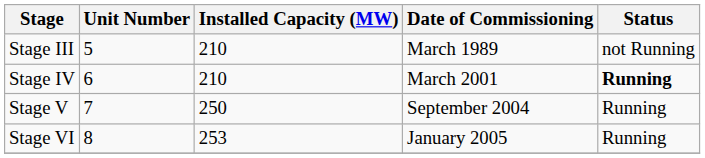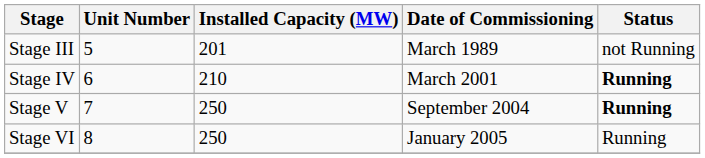(213, 49) 210 -> (213, 49) 201
(634, 108) normal -> (637, 108) bold
(213, 138) 253 -> (213, 138) 250
